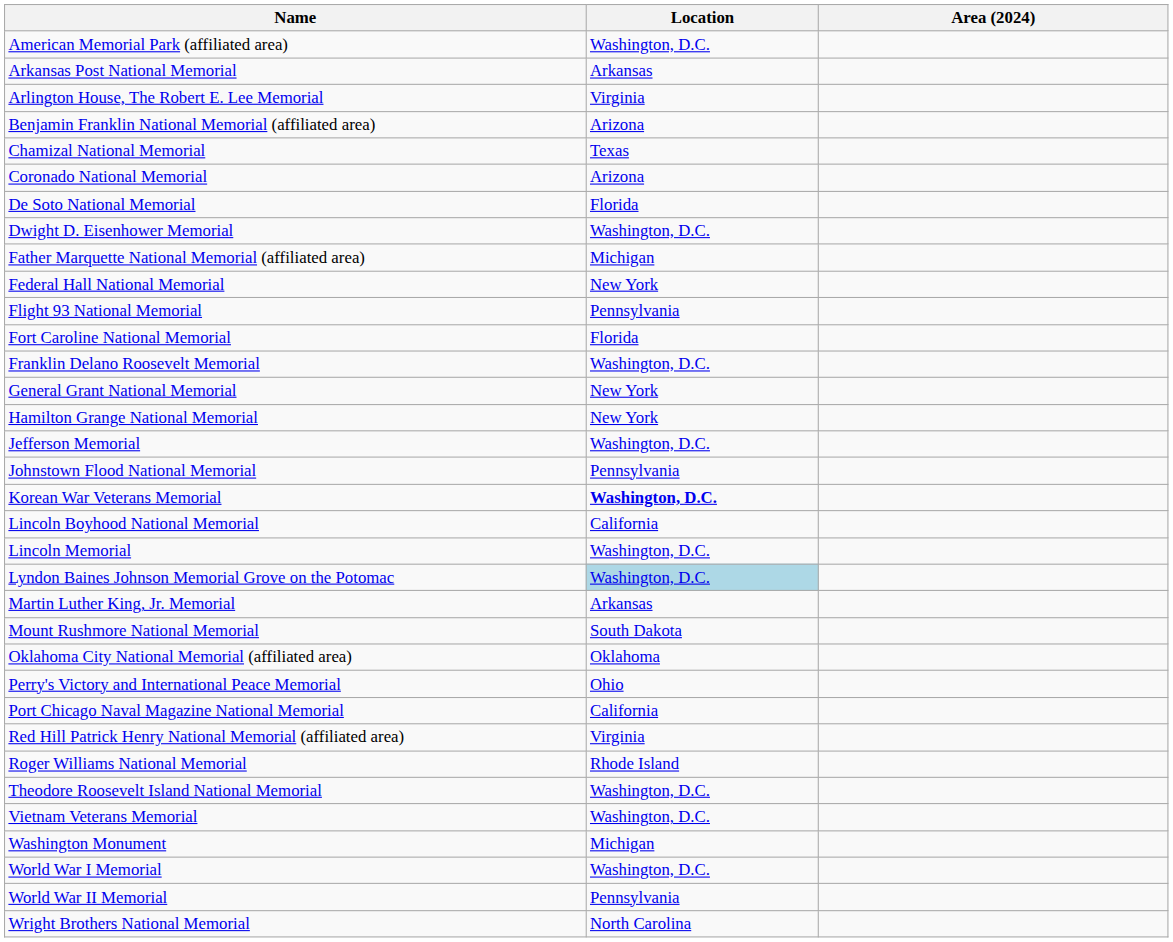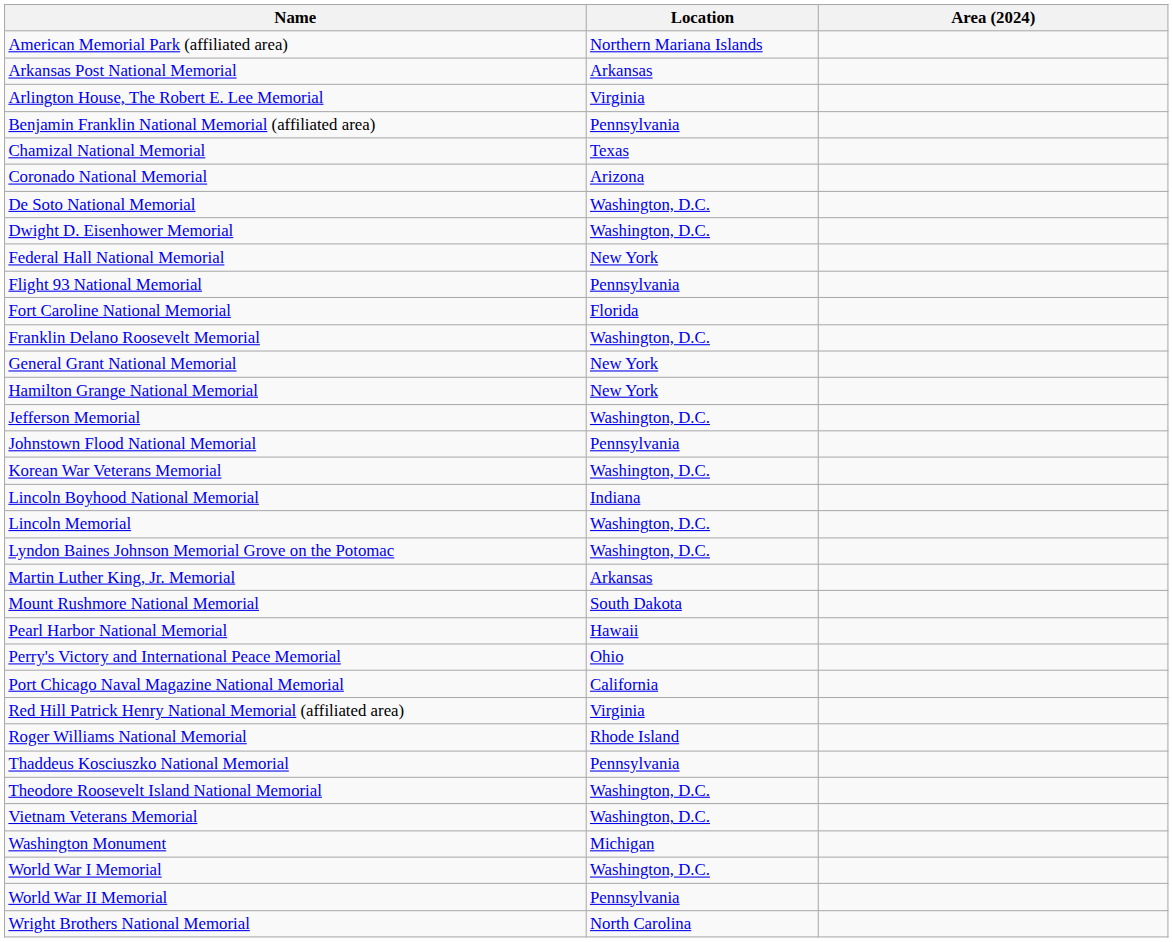(650, 44) Washington, D.C. -> (676, 44) Northern Mariana Islands
(617, 124) Arizona -> (635, 124) Pennsylvania
(614, 204) Florida -> (650, 204) Washington, D.C.
- row: (187, 257)
(653, 497) bold -> (650, 470) normal
(624, 524) California -> (615, 497) Indiana
(650, 577) lightblue background -> (650, 550) no background
- row: (180, 657)
+ row: (118, 630)
+ row: (149, 763)
